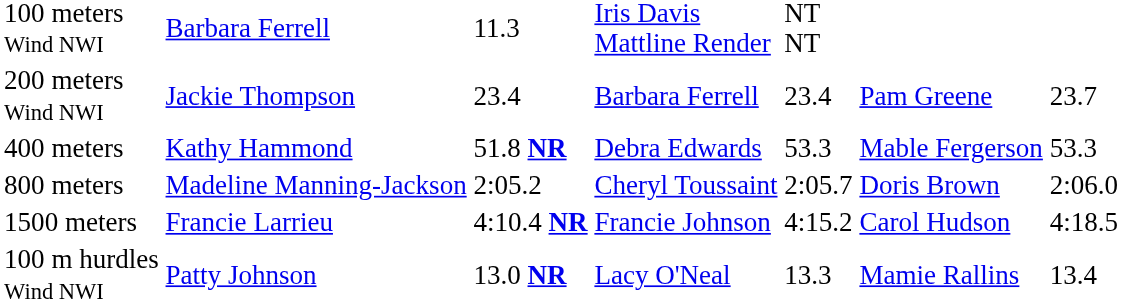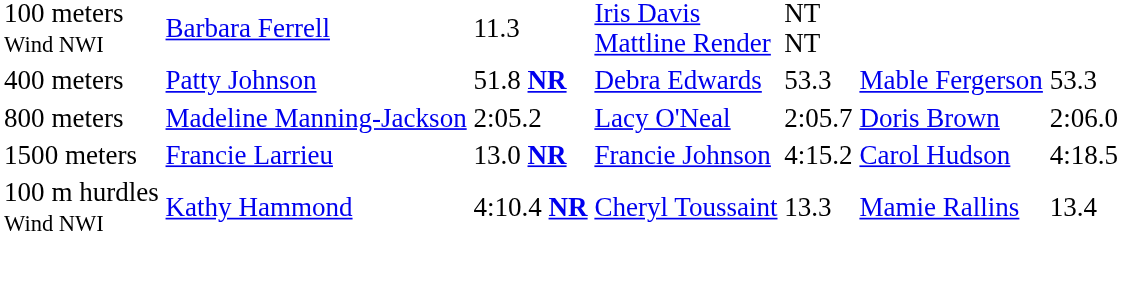- row: (64, 95)
(259, 148) Kathy Hammond -> (241, 80) Patty Johnson
(686, 185) Cheryl Toussaint -> (663, 117) Lacy O'Neal
(531, 222) 4:10.4 NR -> (520, 154) 13.0 NR
(241, 274) Patty Johnson -> (259, 207) Kathy Hammond
(520, 274) 13.0 NR -> (531, 207) 4:10.4 NR
(663, 274) Lacy O'Neal -> (686, 207) Cheryl Toussaint
